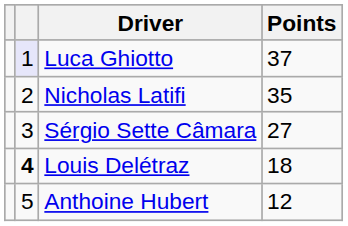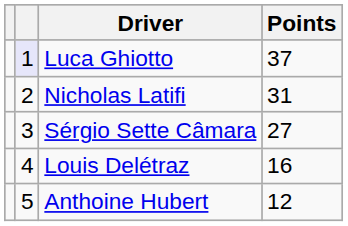(280, 94) 35 -> (280, 94) 31
(27, 166) bold -> (27, 166) normal
(280, 166) 18 -> (280, 166) 16
